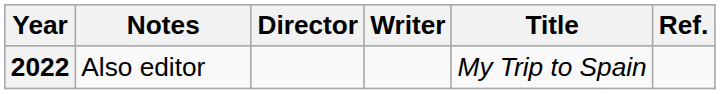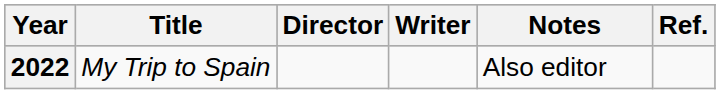columns swapped: (552, 25) <-> (163, 25)
